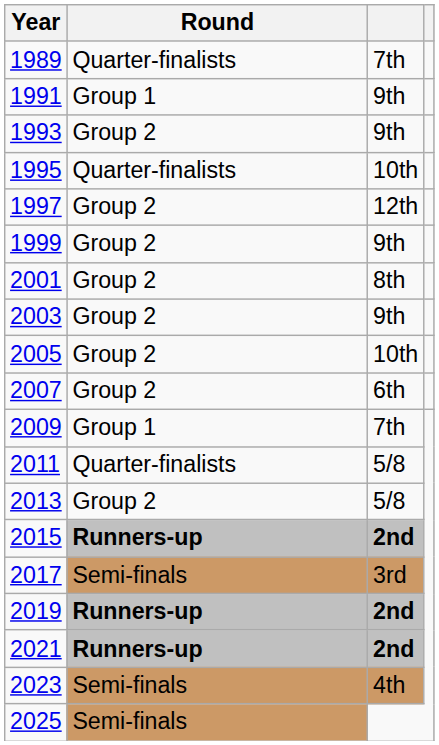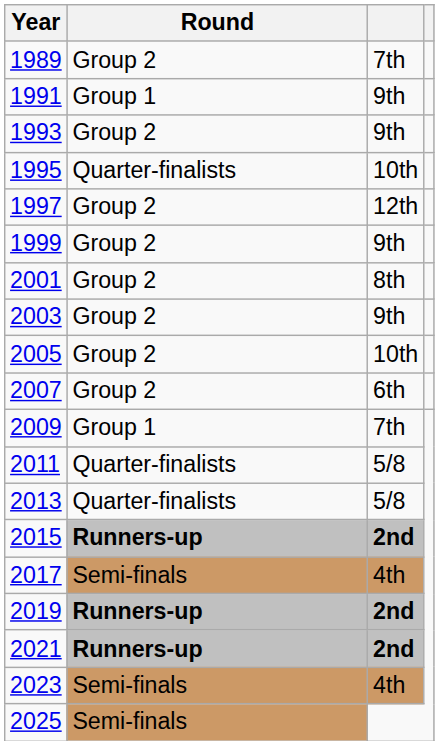(154, 59) Quarter-finalists -> (114, 59) Group 2
(114, 501) Group 2 -> (154, 501) Quarter-finalists
(390, 574) 3rd -> (389, 574) 4th
